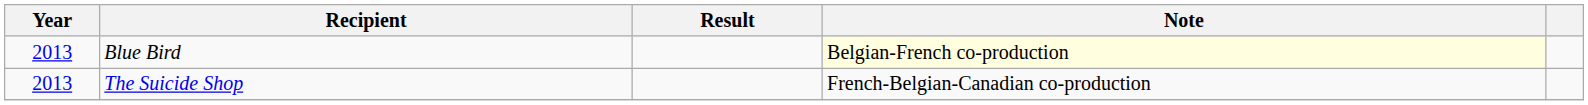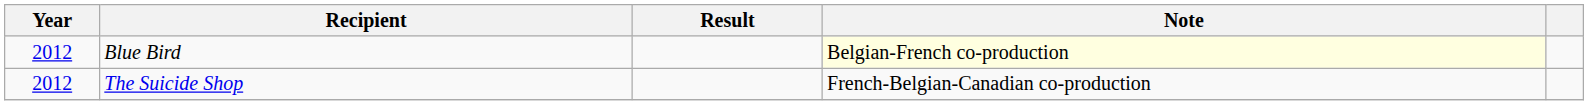(52, 52) 2013 -> (52, 52) 2012
(52, 83) 2013 -> (52, 83) 2012
